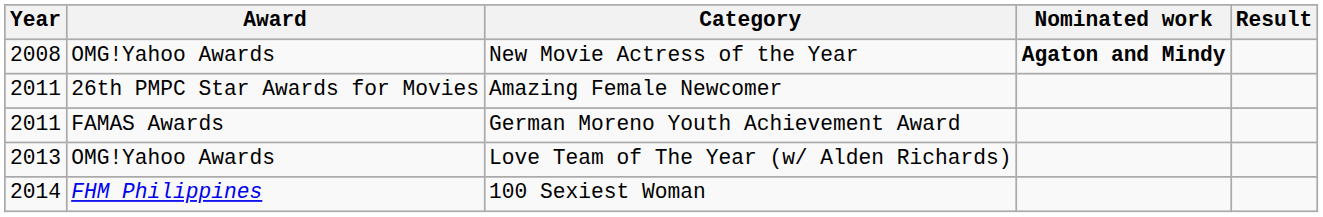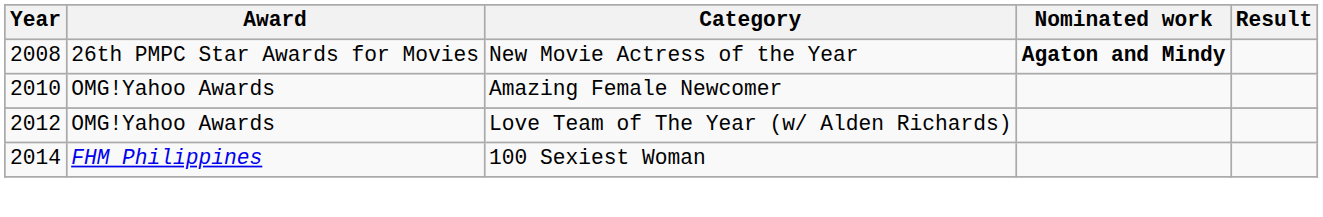(173, 57) OMG!Yahoo Awards -> (275, 57) 26th PMPC Star Awards for Movies
(35, 91) 2011 -> (35, 91) 2010
(275, 91) 26th PMPC Star Awards for Movies -> (173, 91) OMG!Yahoo Awards
- row: (725, 125)
(35, 160) 2013 -> (35, 125) 2012
